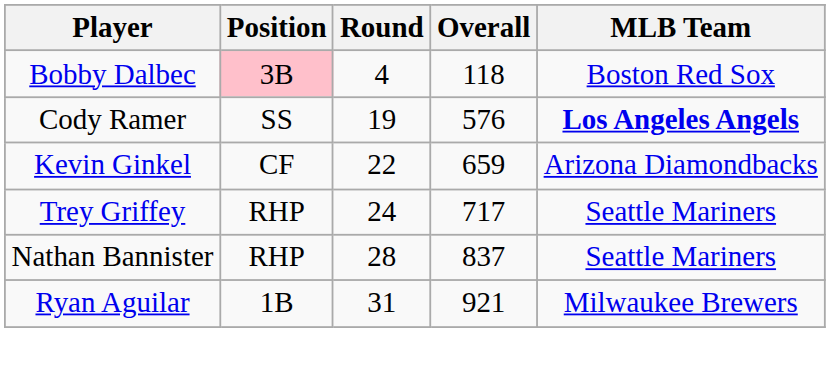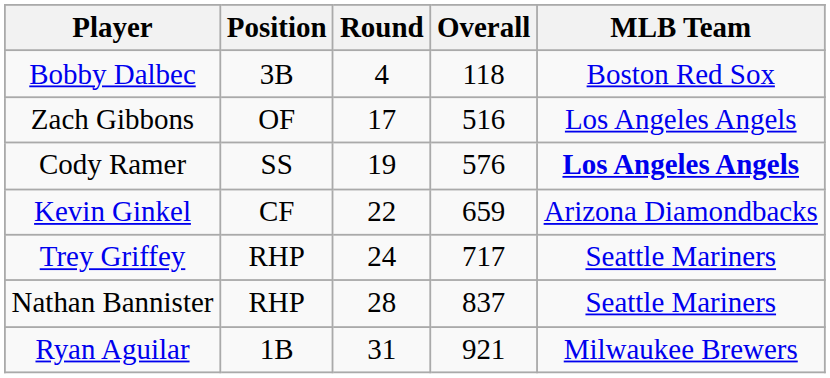(277, 73) pink background -> (277, 73) no background
+ row: (113, 119)
